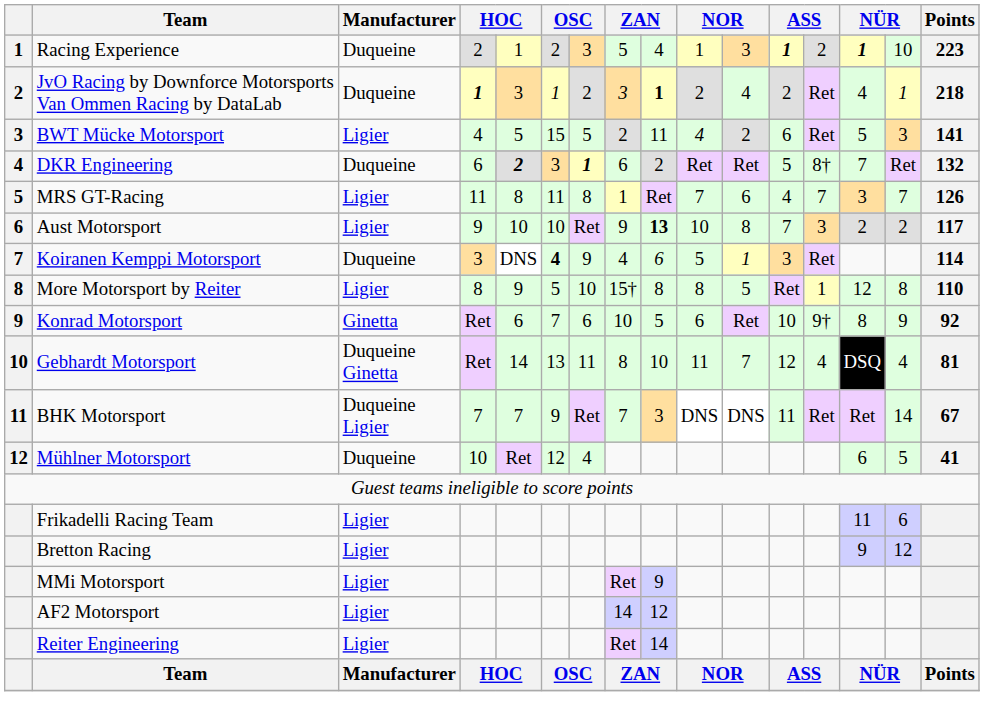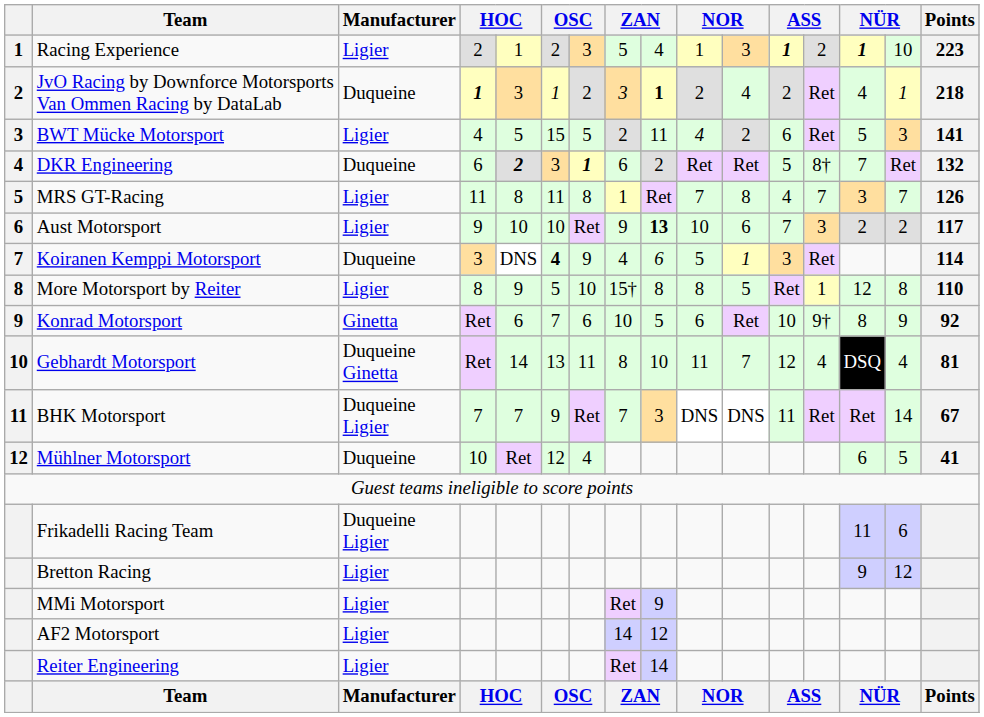(379, 50) Duqueine -> (366, 50) Ligier
(746, 196) 6 -> (746, 196) 8
(746, 227) 8 -> (746, 227) 6
(366, 519) Ligier -> (379, 530) Duqueine Ligier
